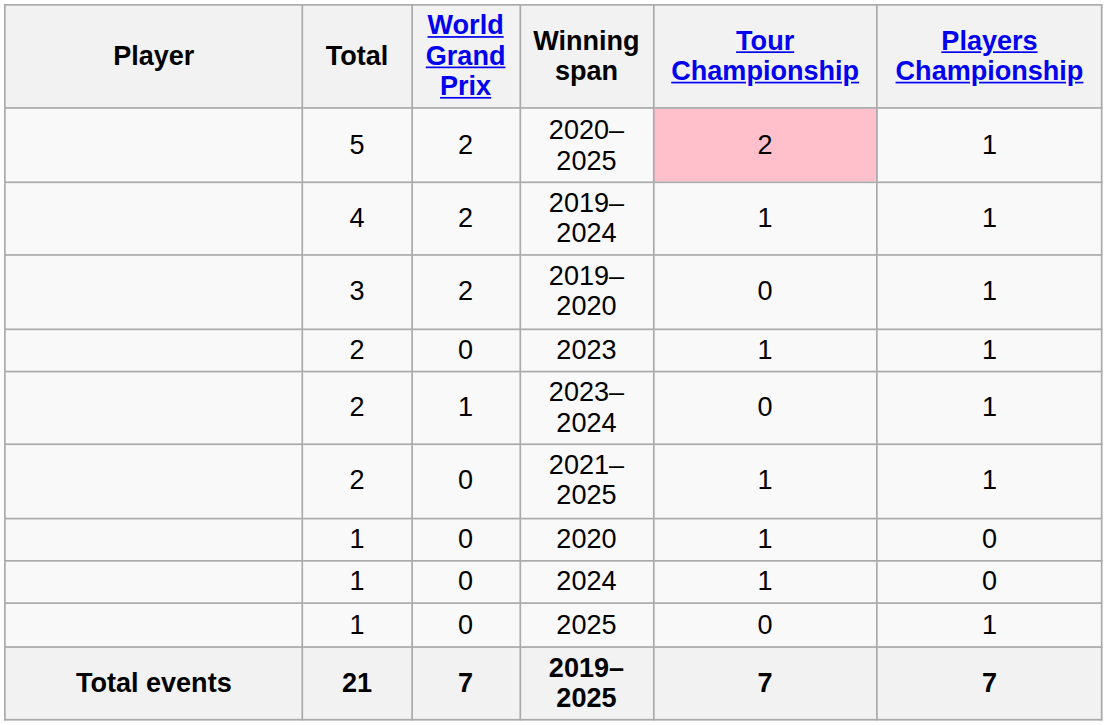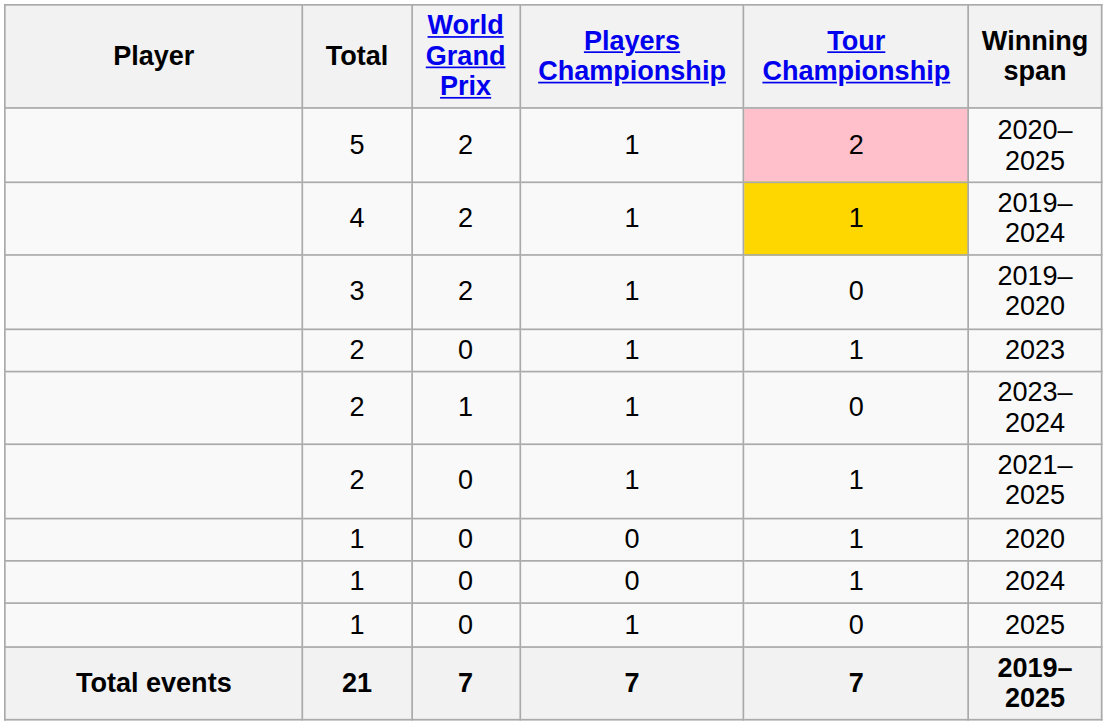columns swapped: (989, 56) <-> (586, 56)
(765, 218) no background -> (856, 218) gold background
